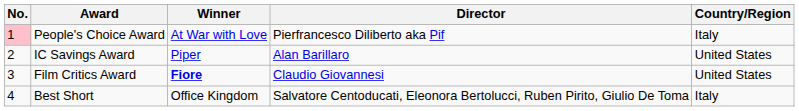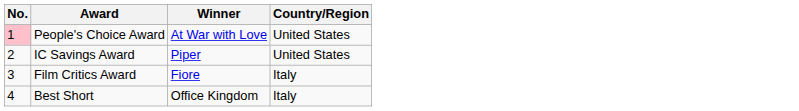- column: (481, 14)
(707, 34) Italy -> (311, 34) United States
(186, 75) bold -> (185, 75) normal
(733, 75) United States -> (285, 75) Italy
